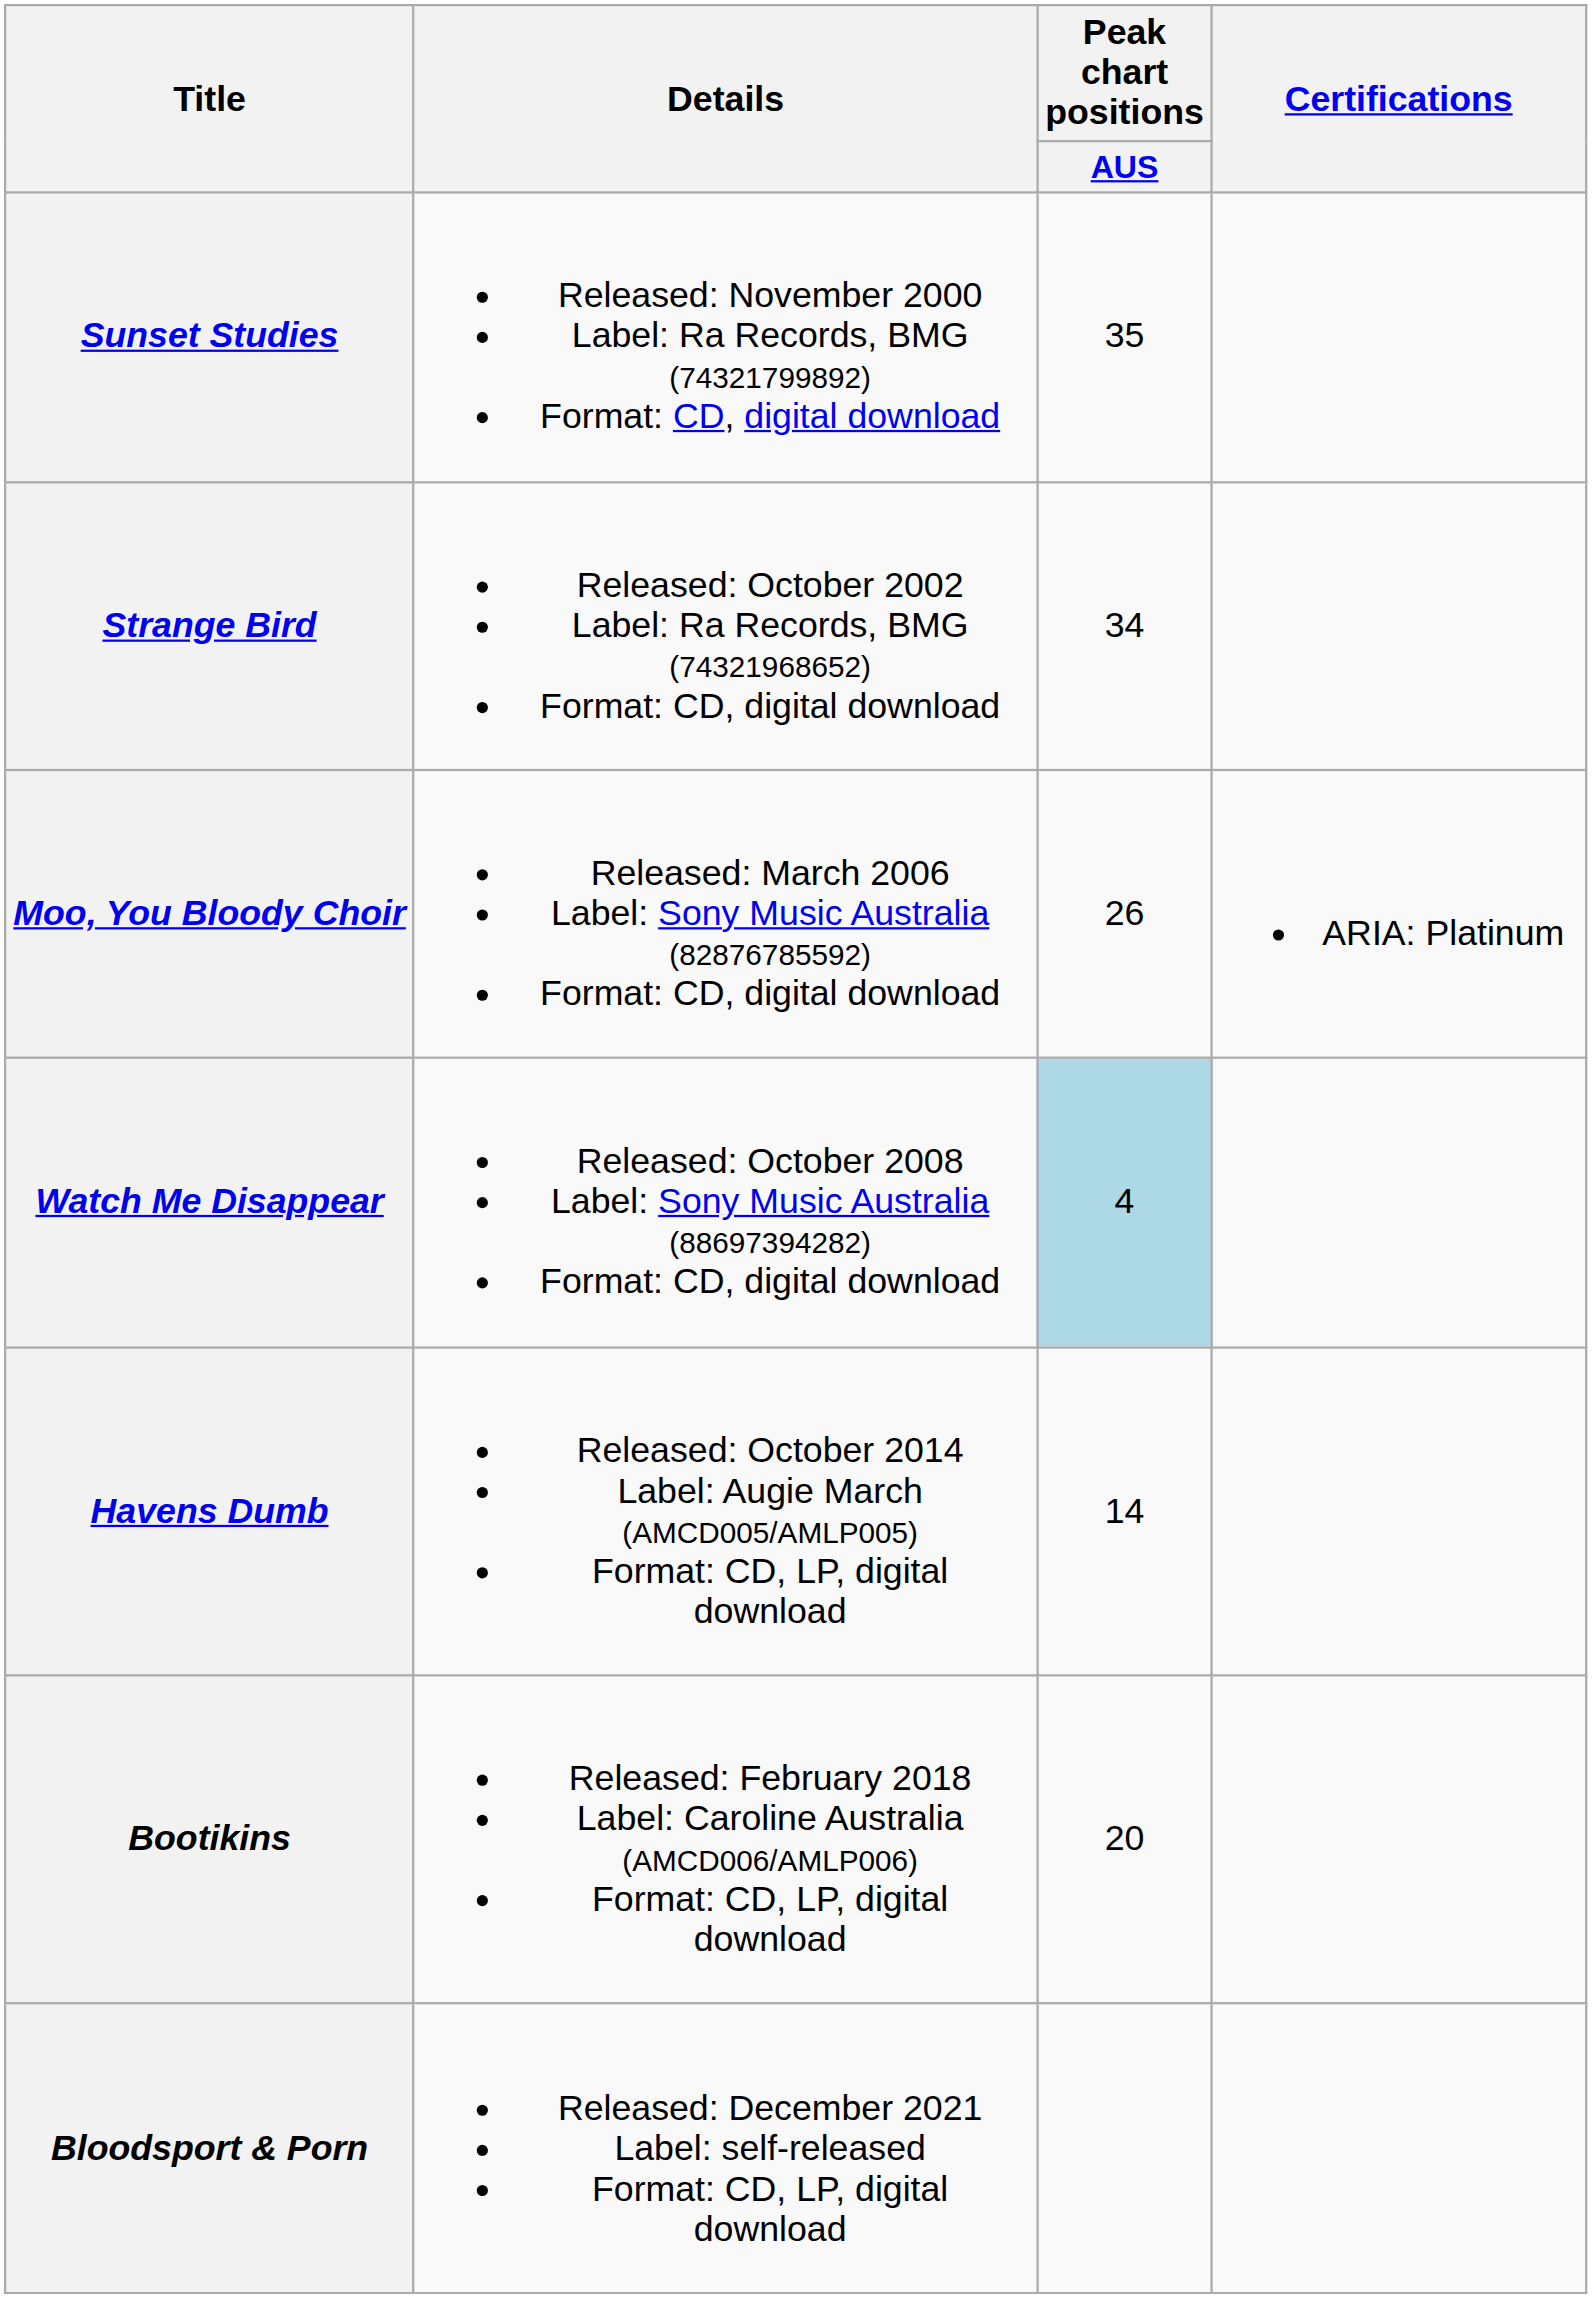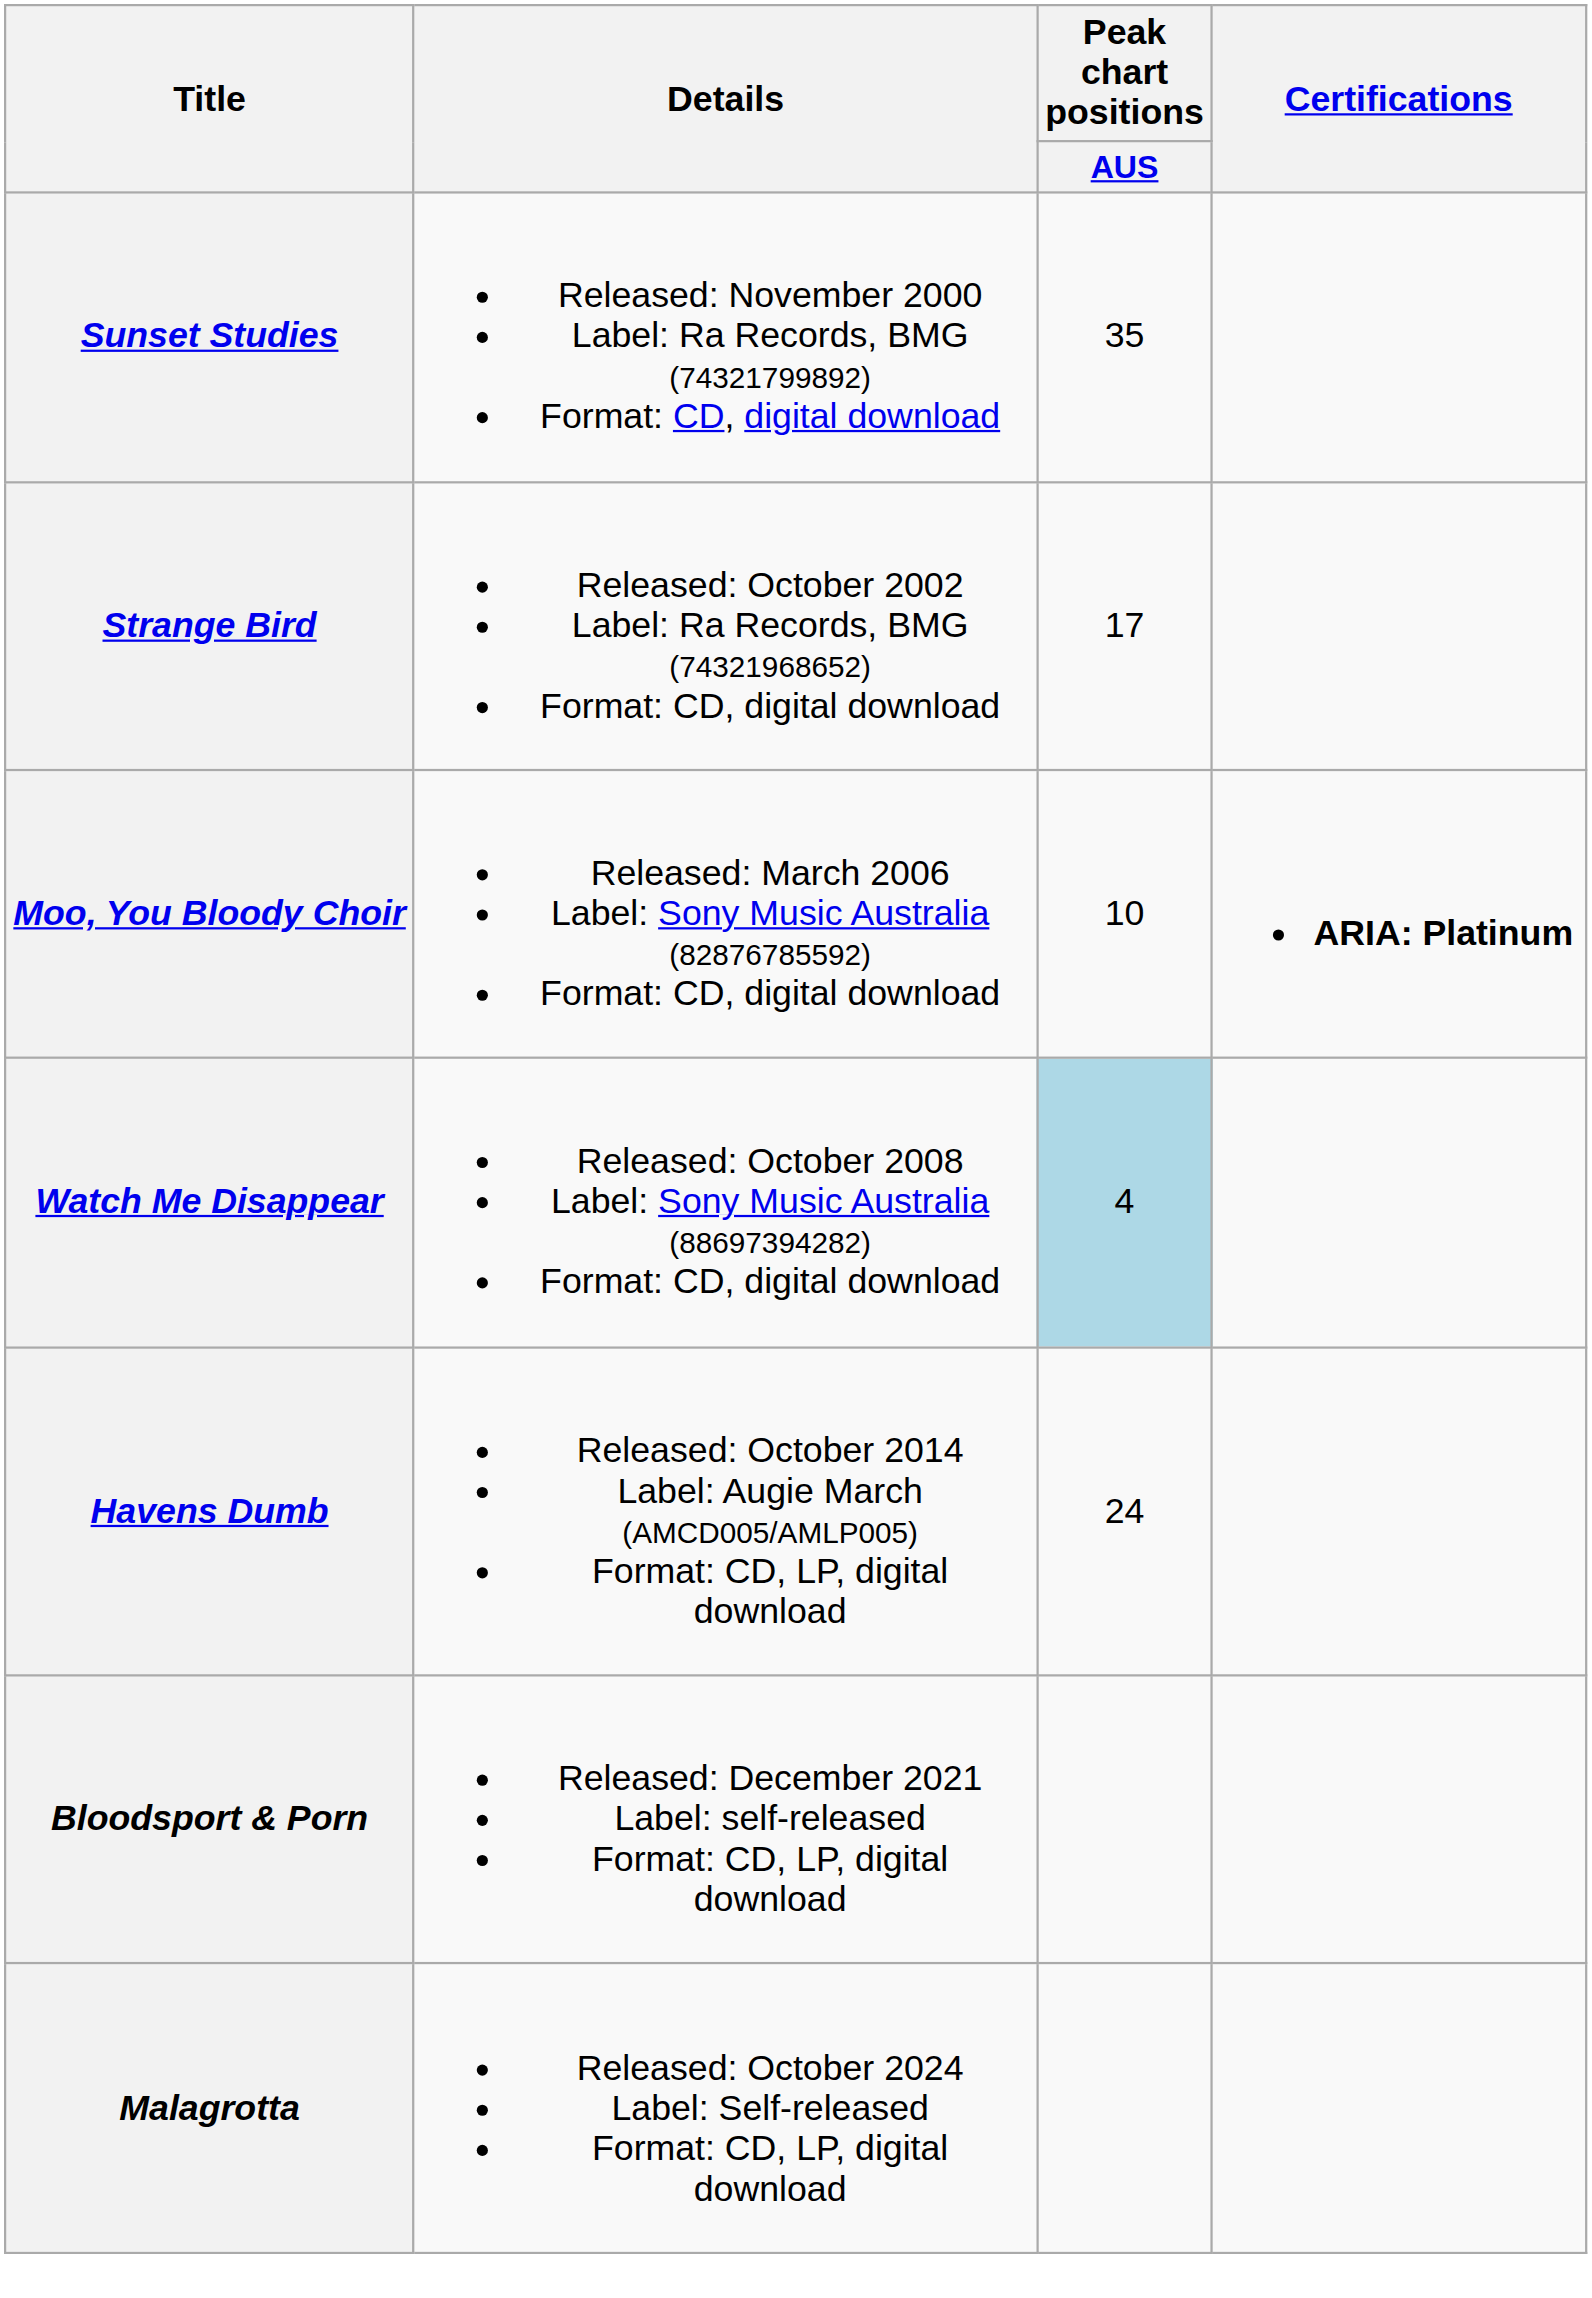(1125, 624) 34 -> (1125, 624) 17
(1125, 913) 26 -> (1125, 913) 10
(1399, 934) normal -> (1399, 934) bold
(1125, 1510) 14 -> (1125, 1510) 24
- row: (210, 1839)
+ row: (210, 2107)
